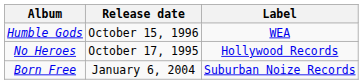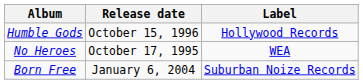(280, 32) WEA -> (280, 32) Hollywood Records
(280, 51) Hollywood Records -> (280, 51) WEA
